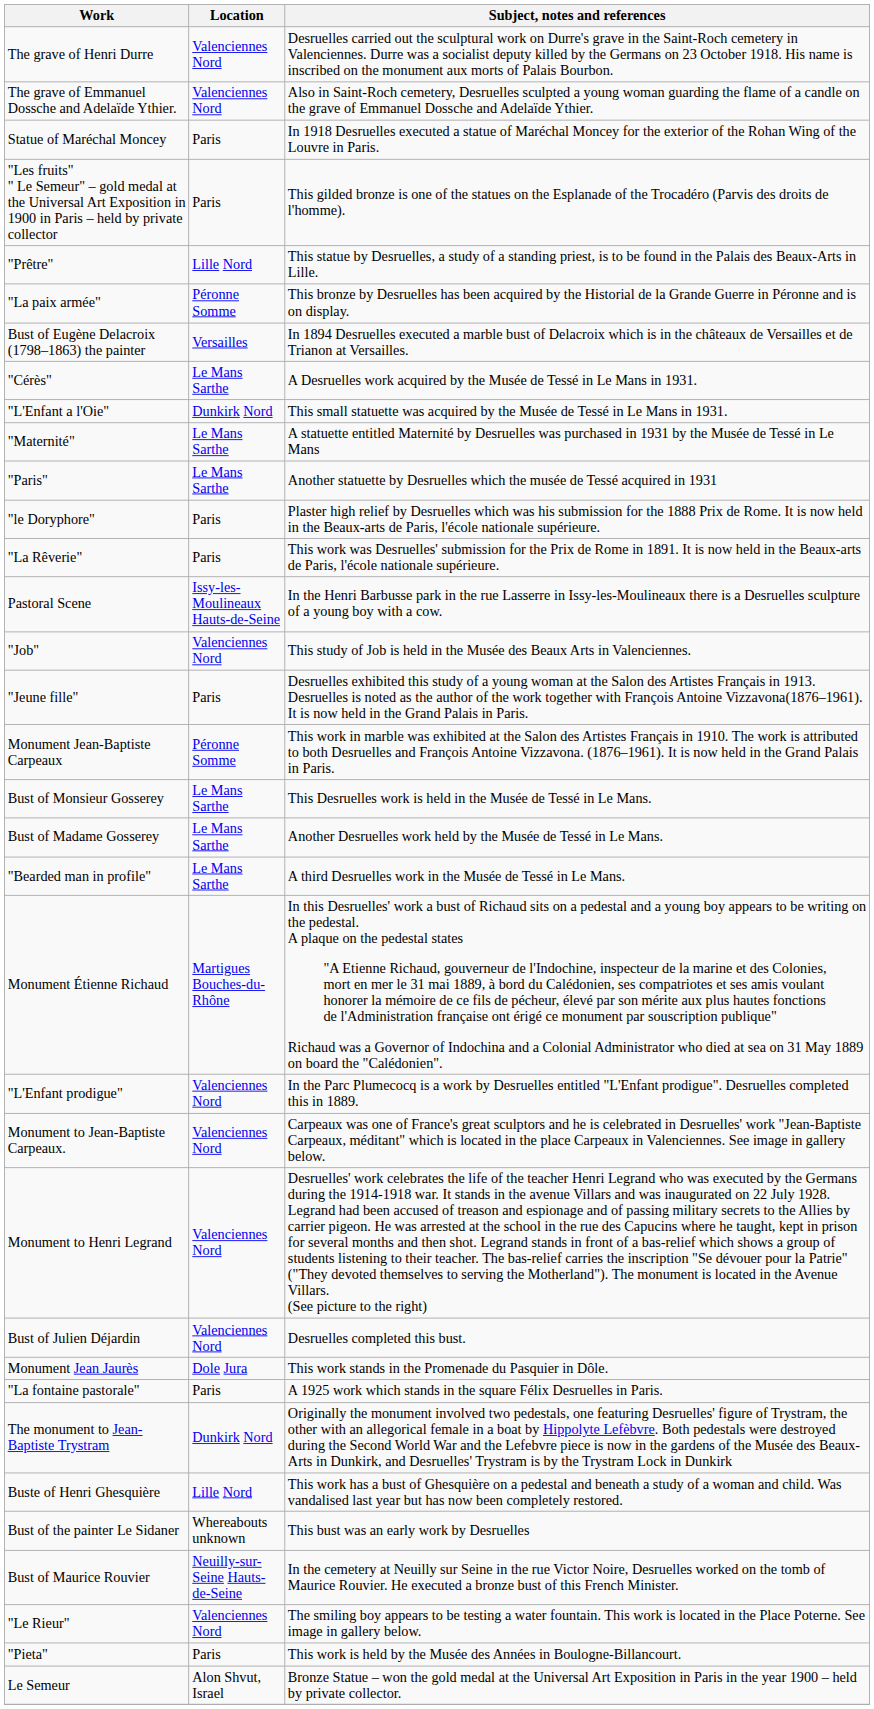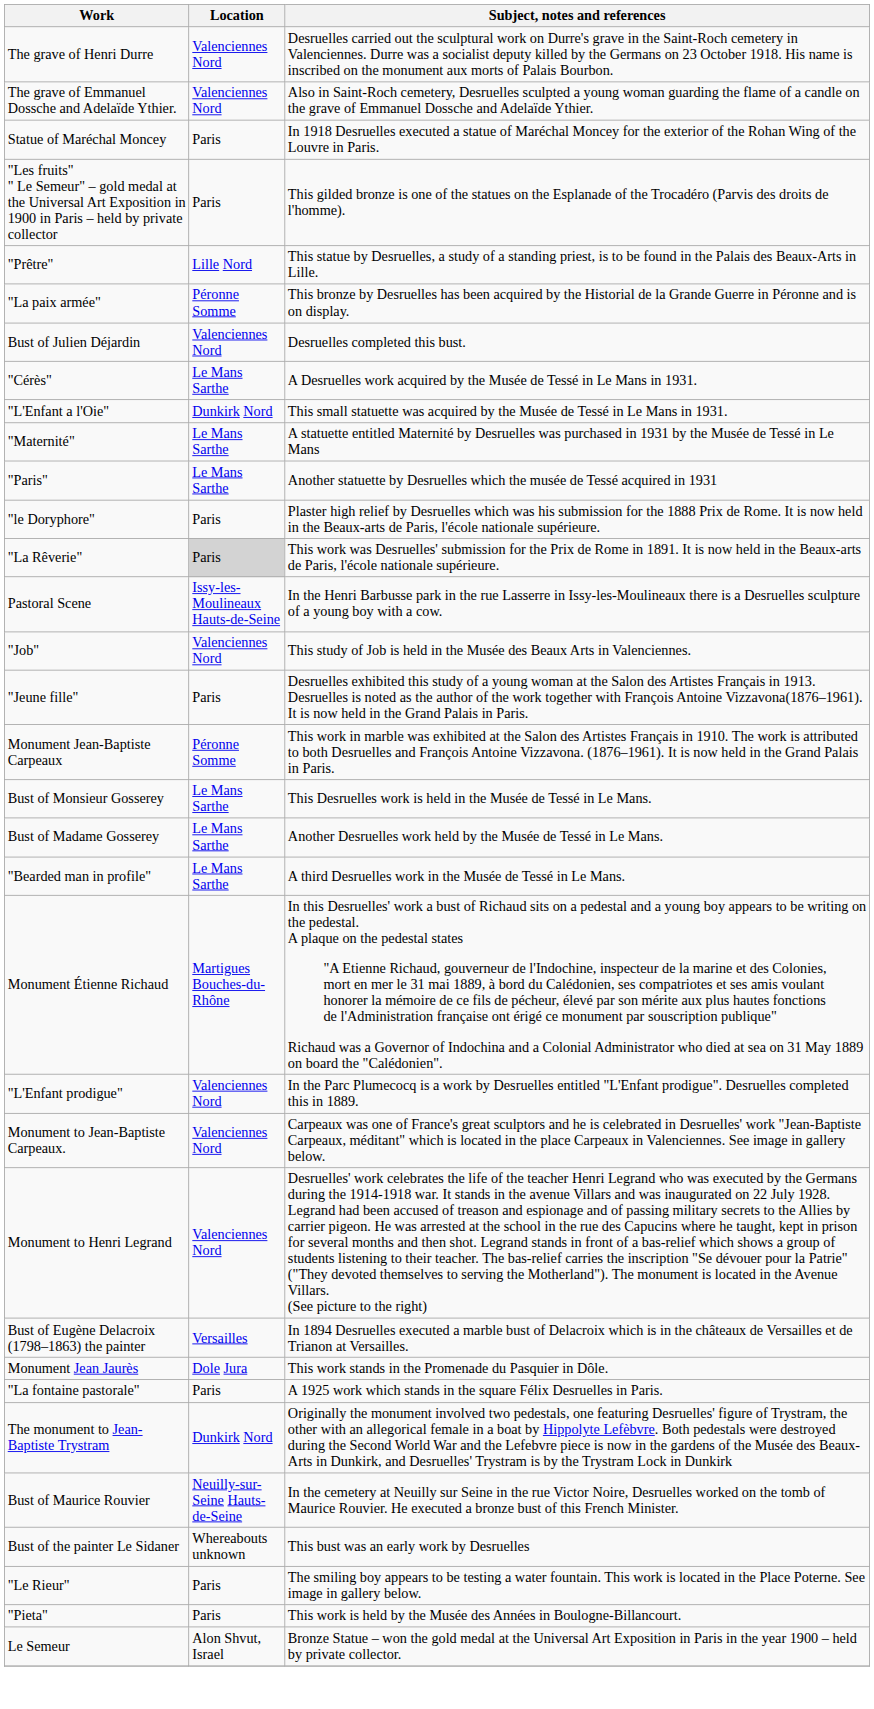rows swapped: (81, 342) <-> (74, 1337)
(207, 557) no background -> (207, 557) lightgrey background
- row: (84, 1492)
rows swapped: (79, 1577) <-> (93, 1530)
(230, 1624) Valenciennes Nord -> (207, 1585) Paris
